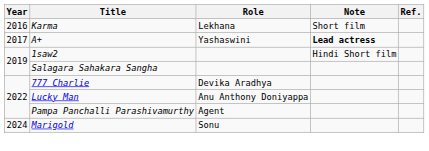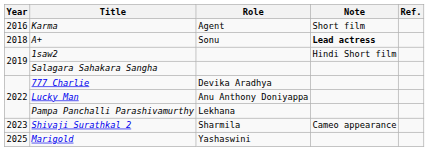(217, 26) Lekhana -> (211, 26) Agent
(17, 40) 2017 -> (17, 40) 2018
(224, 40) Yashaswini -> (209, 40) Sonu
(211, 111) Agent -> (217, 111) Lekhana
+ row: (81, 125)
(17, 125) 2024 -> (17, 139) 2025
(209, 125) Sonu -> (224, 139) Yashaswini
